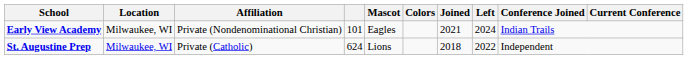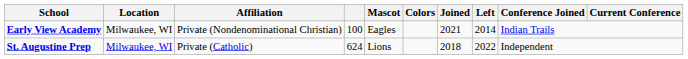(355, 29) 101 -> (355, 29) 100
(485, 29) 2024 -> (485, 29) 2014
